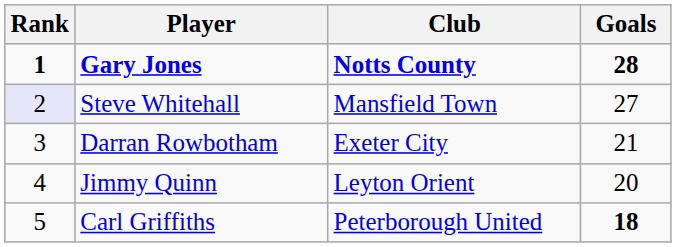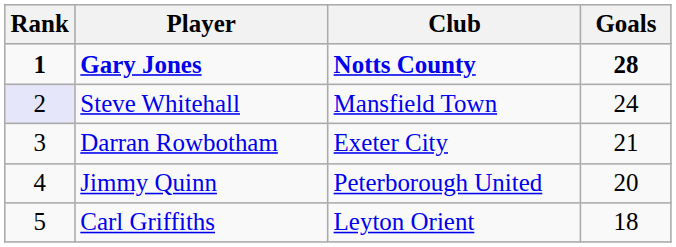(626, 103) 27 -> (626, 103) 24
(404, 182) Leyton Orient -> (438, 182) Peterborough United
(438, 222) Peterborough United -> (404, 222) Leyton Orient
(626, 222) bold -> (626, 222) normal
